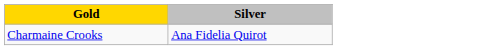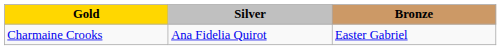+ column: (414, 14)
